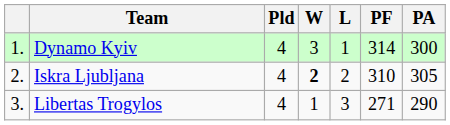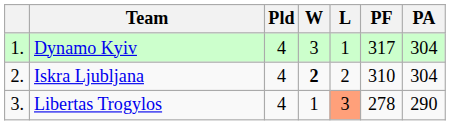(382, 47) 314 -> (382, 47) 317
(424, 47) 300 -> (424, 47) 304
(424, 76) 305 -> (424, 76) 304
(345, 104) no background -> (345, 104) lightsalmon background
(382, 104) 271 -> (382, 104) 278
